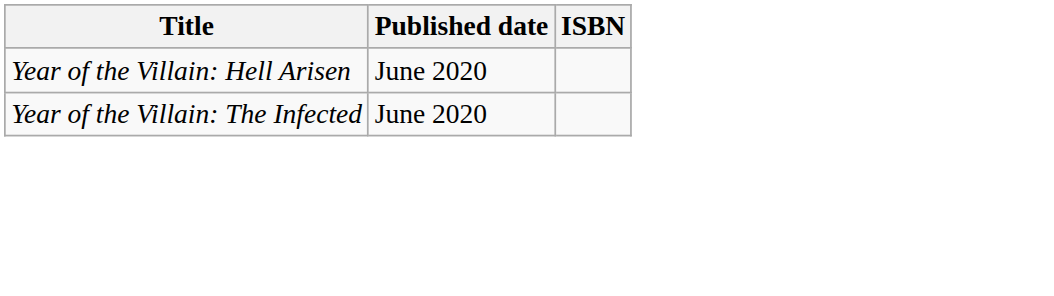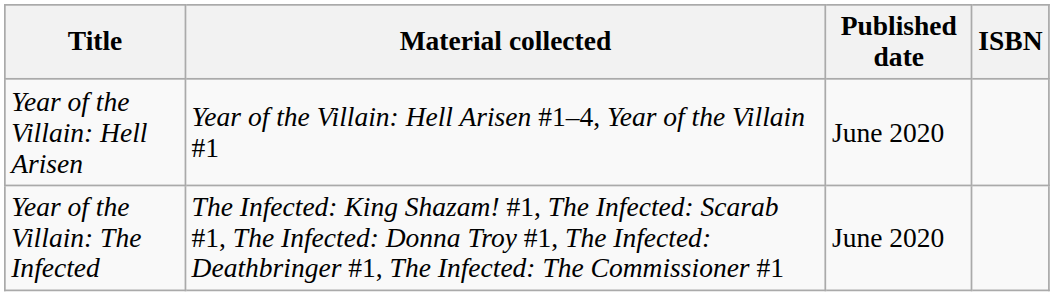+ column: (505, 41)
